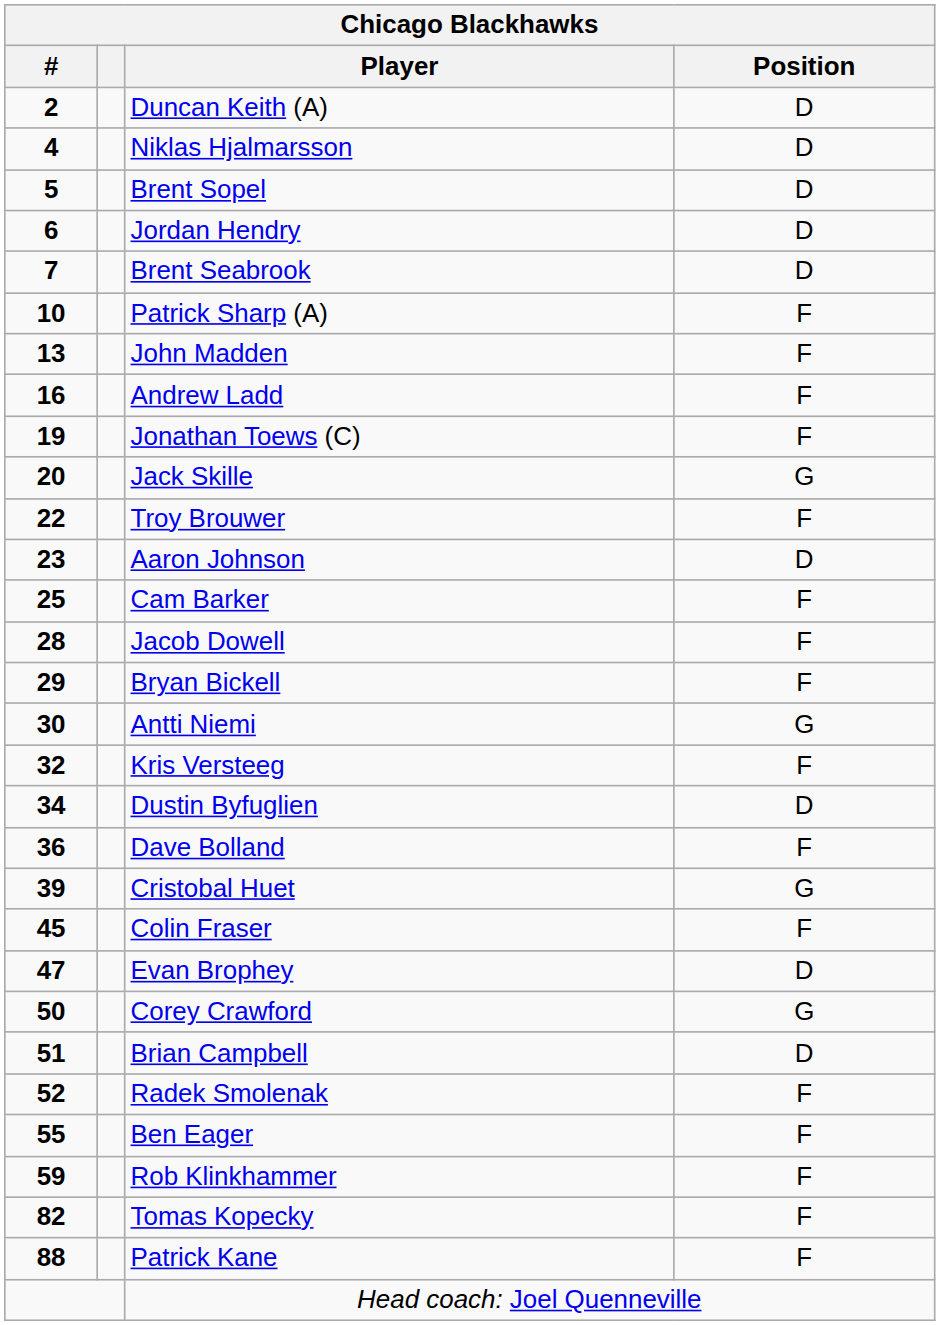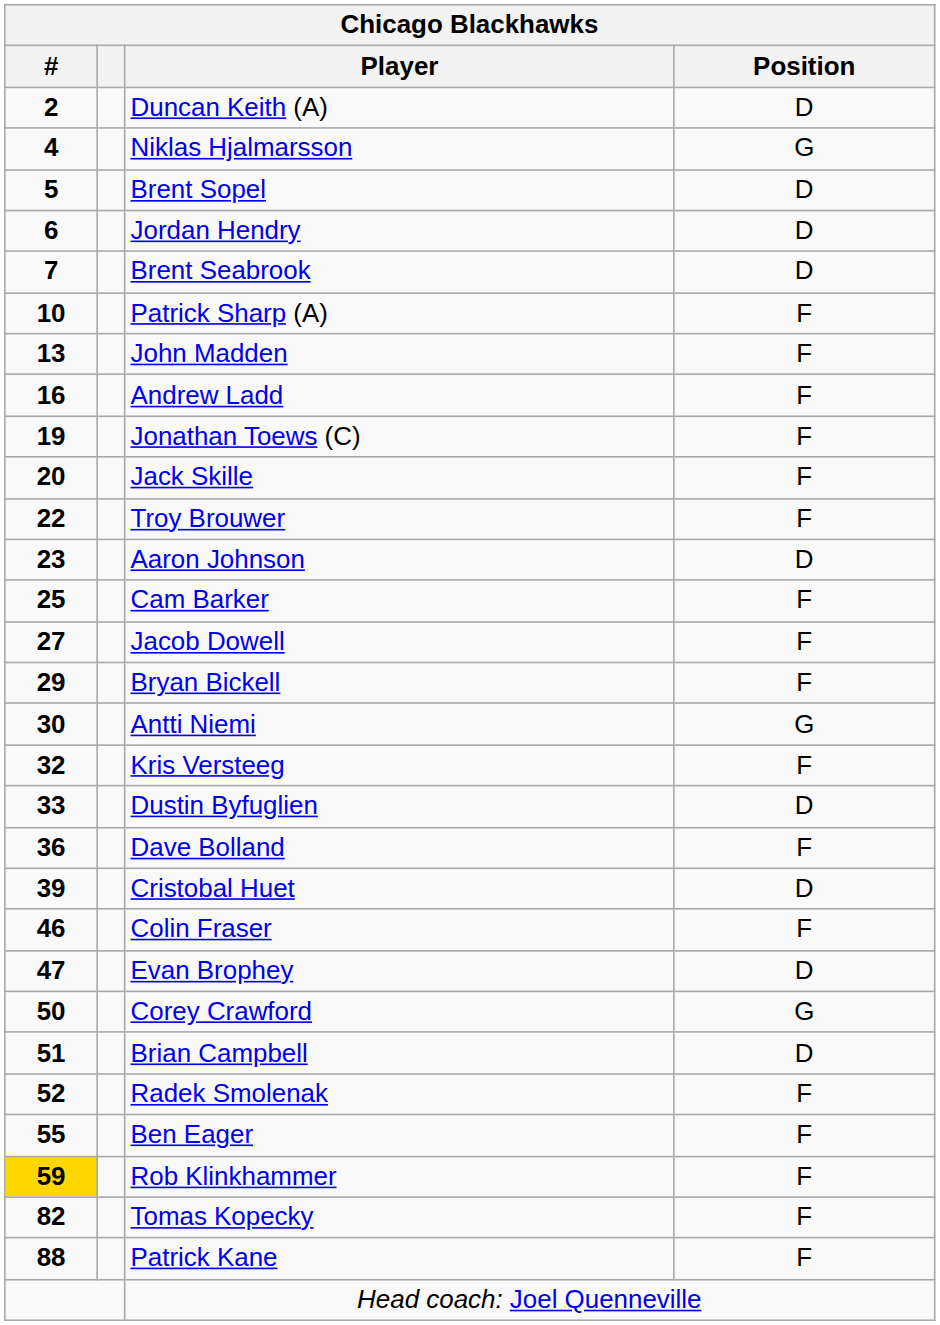(804, 148) D -> (804, 148) G
(804, 477) G -> (804, 477) F
(51, 641) 28 -> (51, 641) 27
(51, 806) 34 -> (51, 806) 33
(804, 888) G -> (804, 888) D
(51, 929) 45 -> (51, 929) 46
(51, 1176) no background -> (51, 1176) gold background
